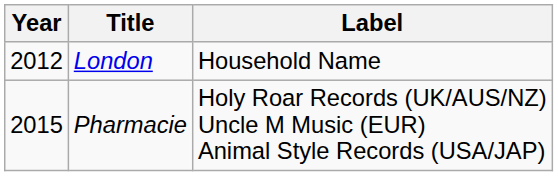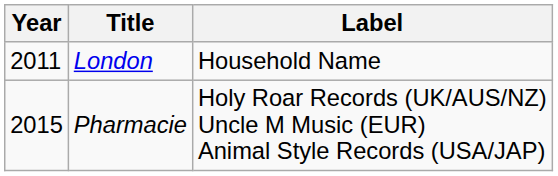(37, 60) 2012 -> (36, 60) 2011
